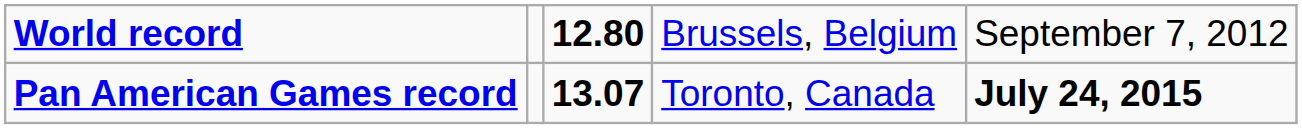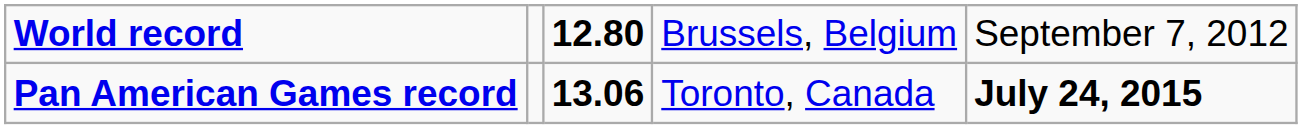(598, 92) 13.07 -> (598, 92) 13.06
